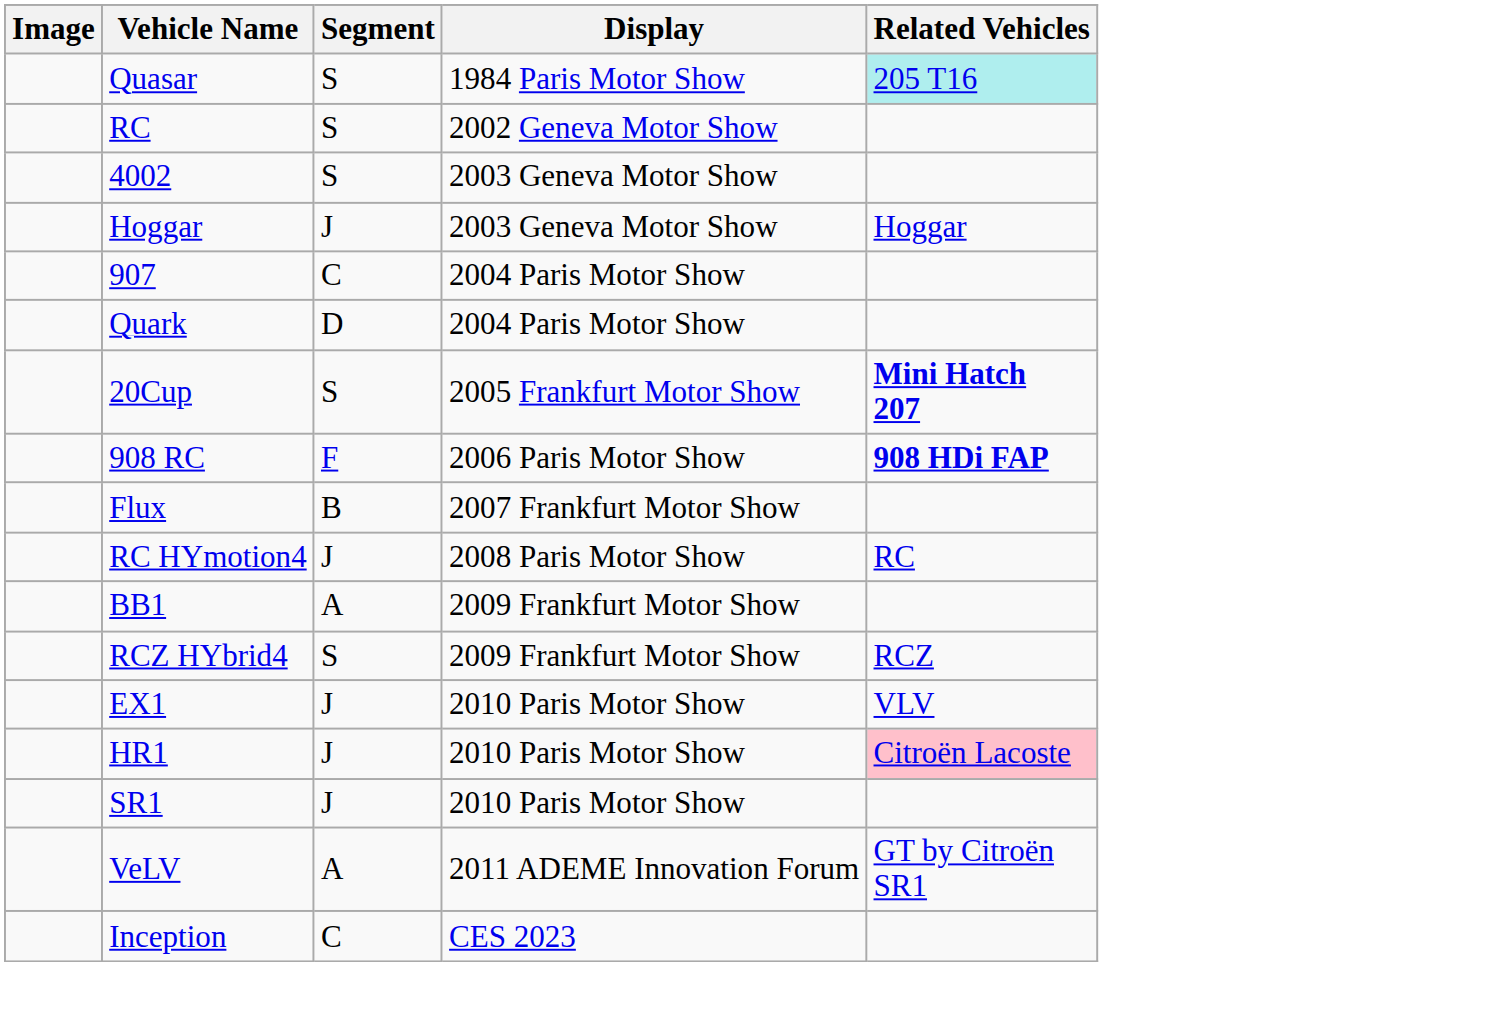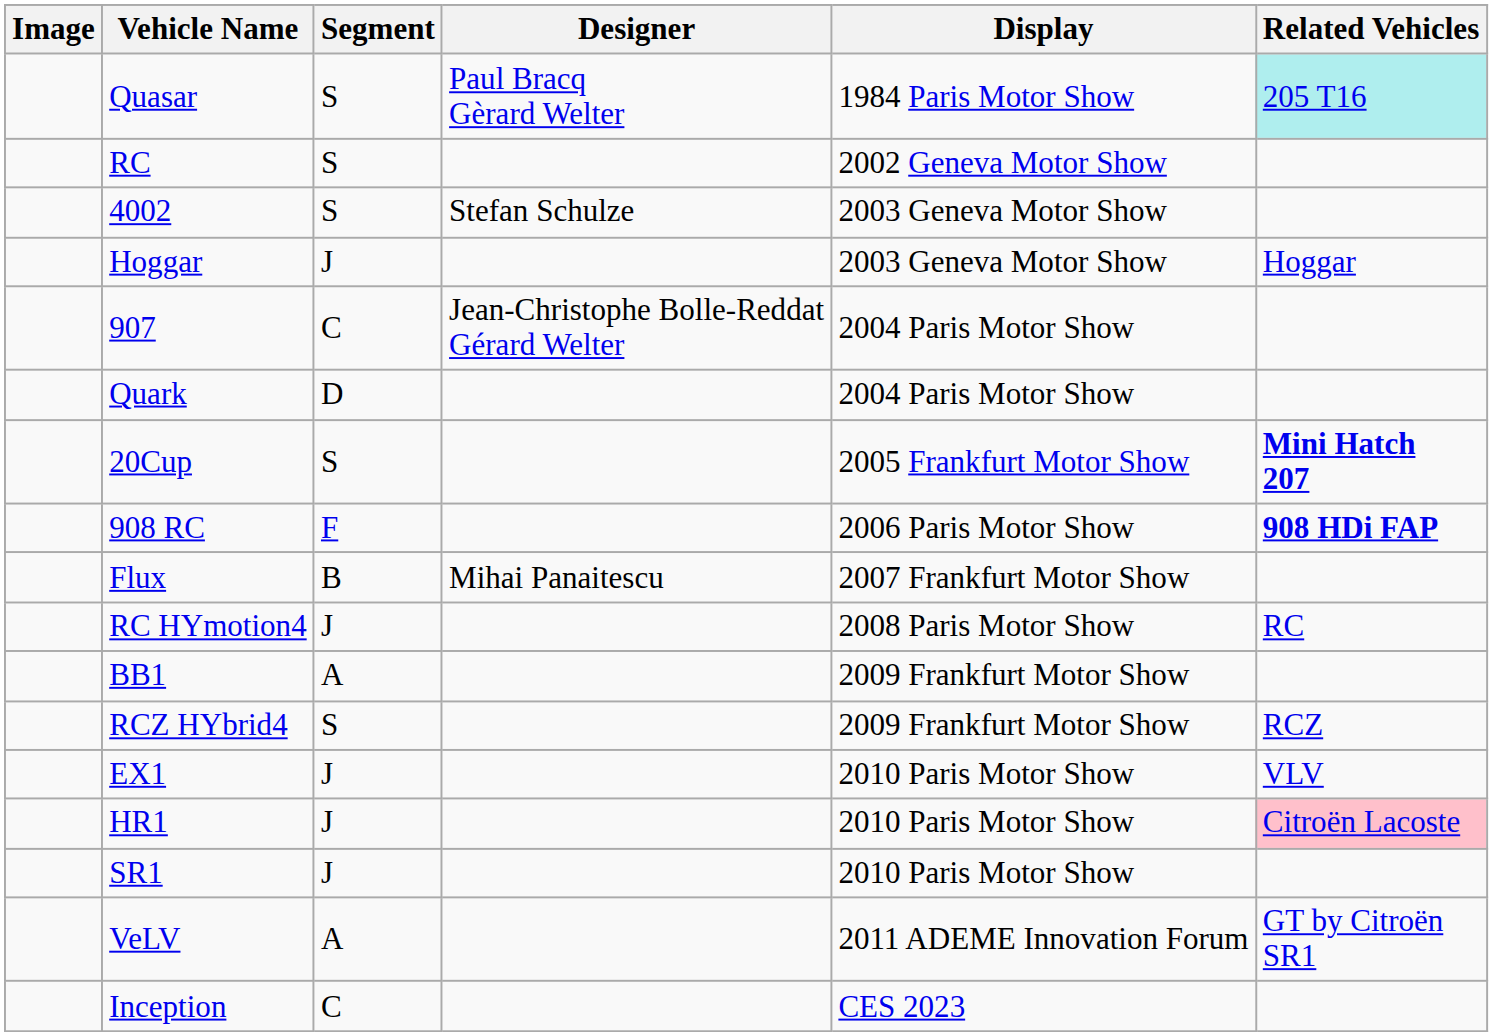+ column: (637, 29)
